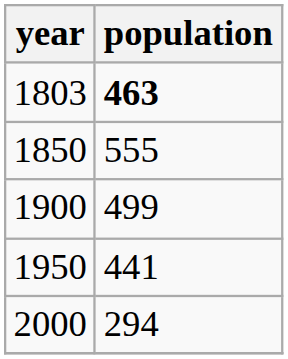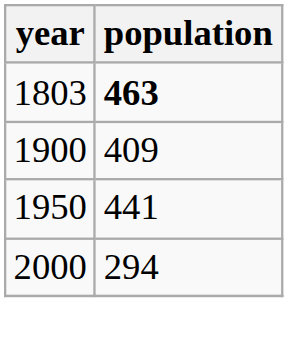- row: (50, 149)
(131, 207) 499 -> (131, 149) 409
